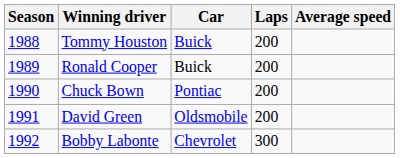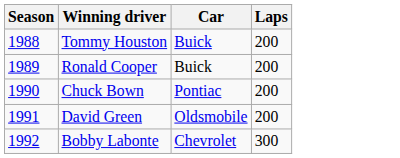- column: (343, 16)
